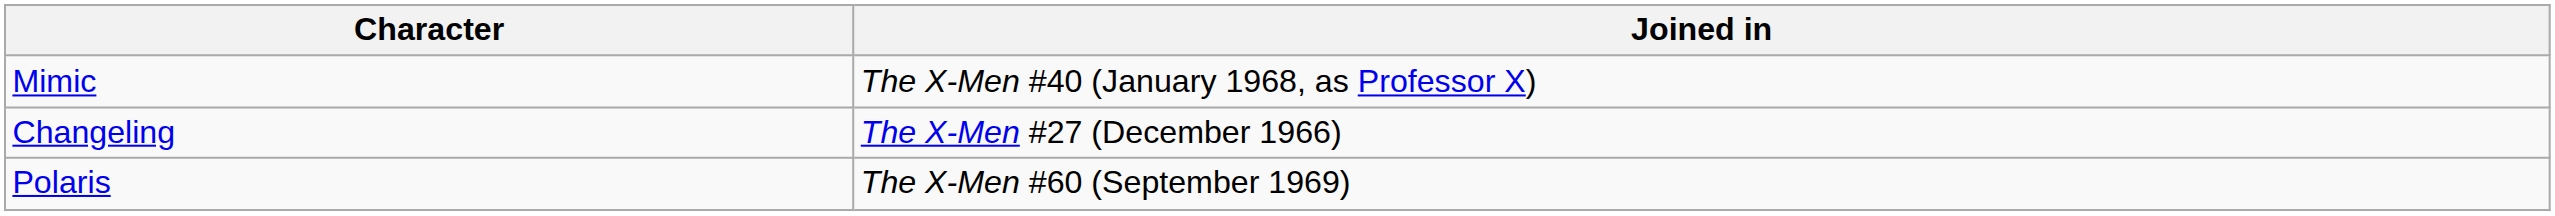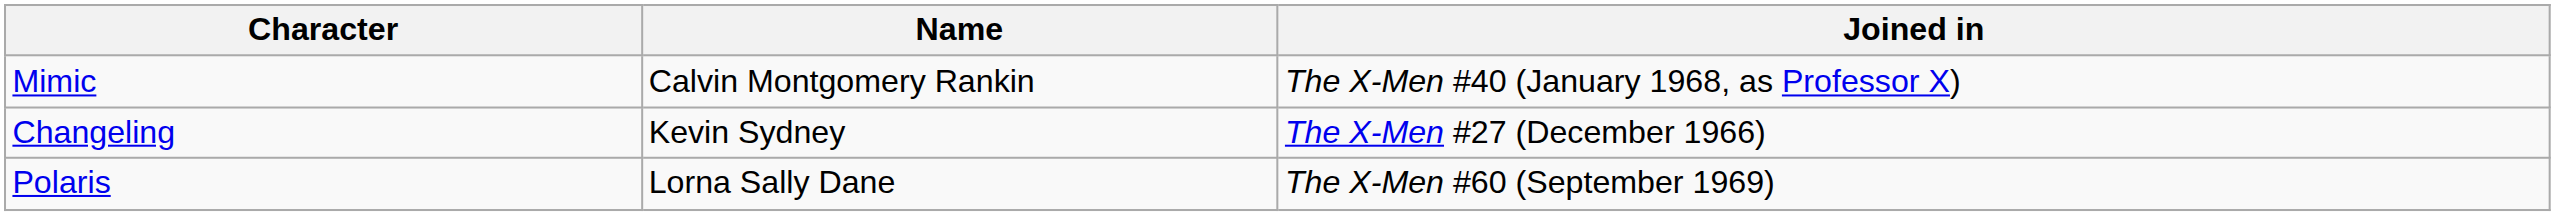+ column: (959, 30)
